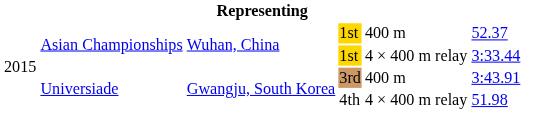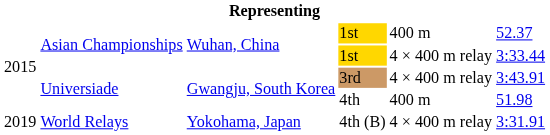(385, 77) 400 m -> (441, 77) 4 × 400 m relay
(416, 99) 4 × 400 m relay -> (410, 99) 400 m
+ row: (84, 122)
